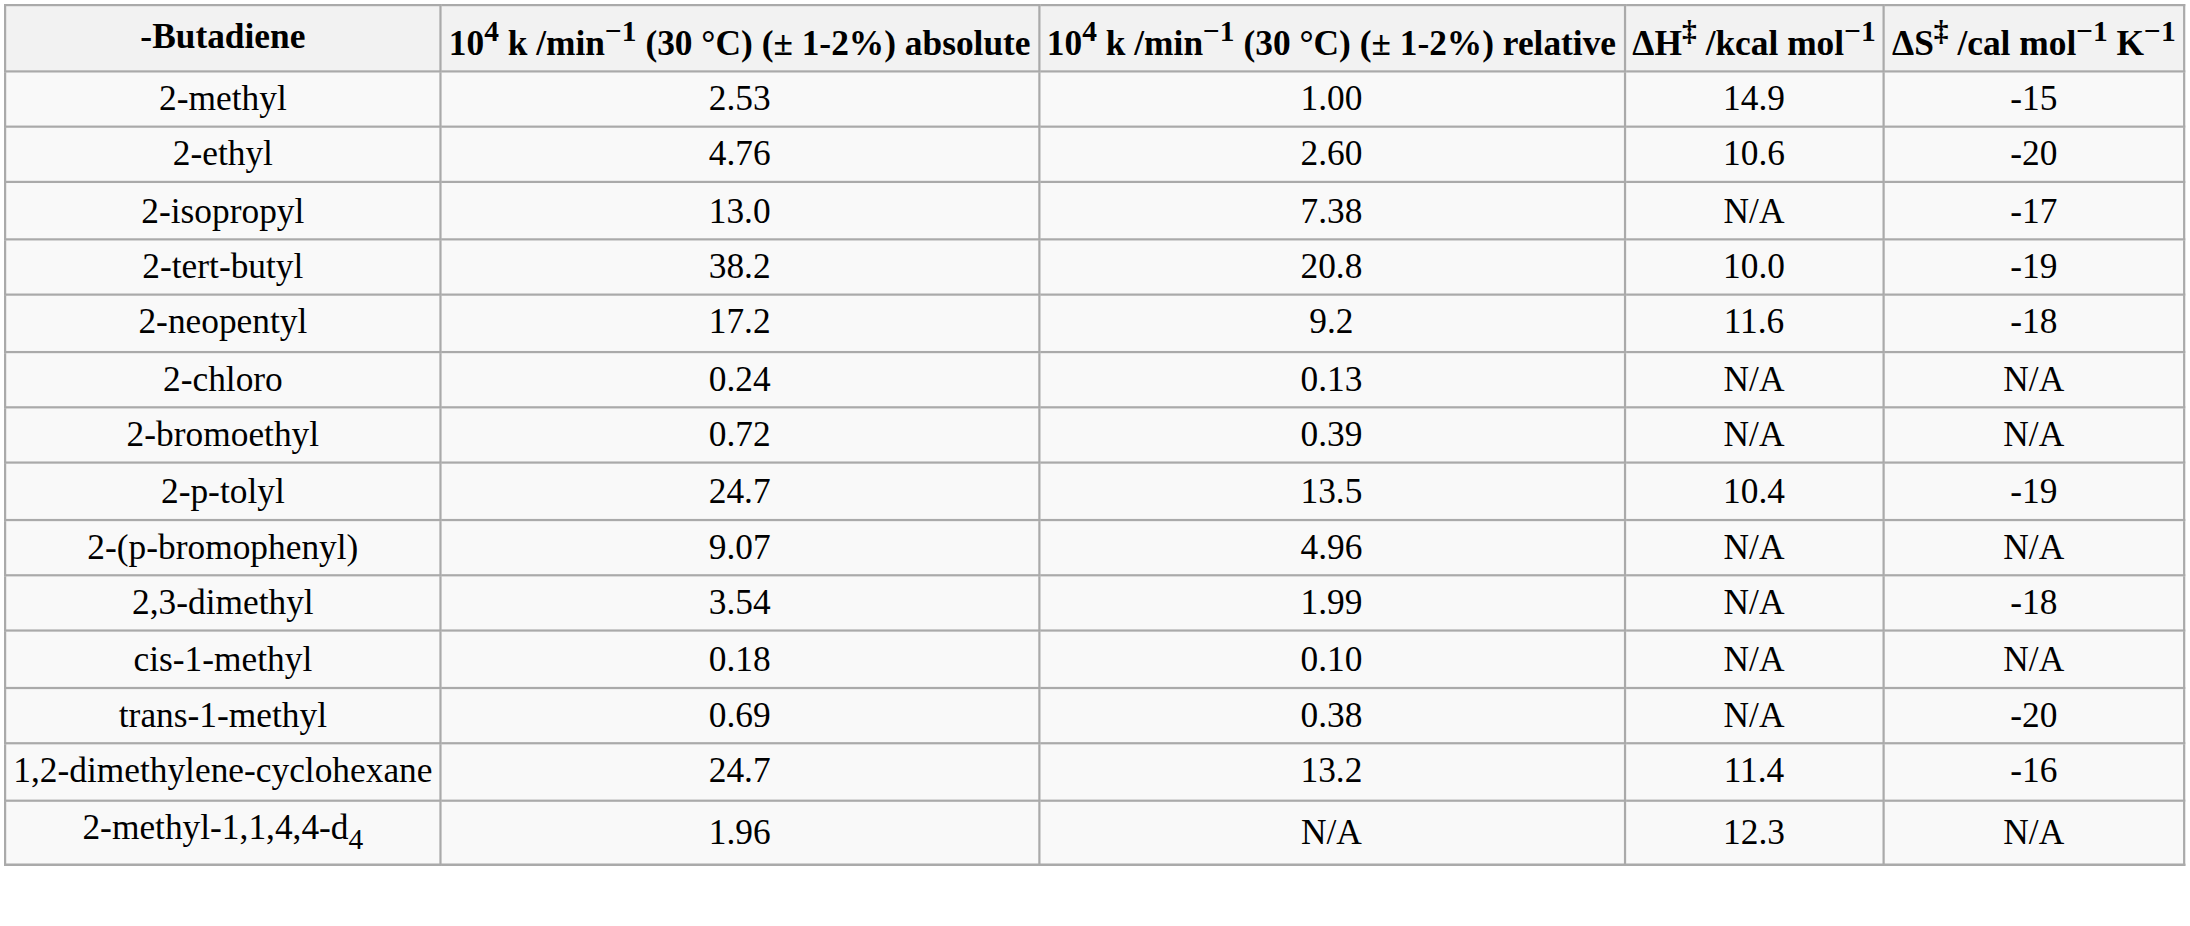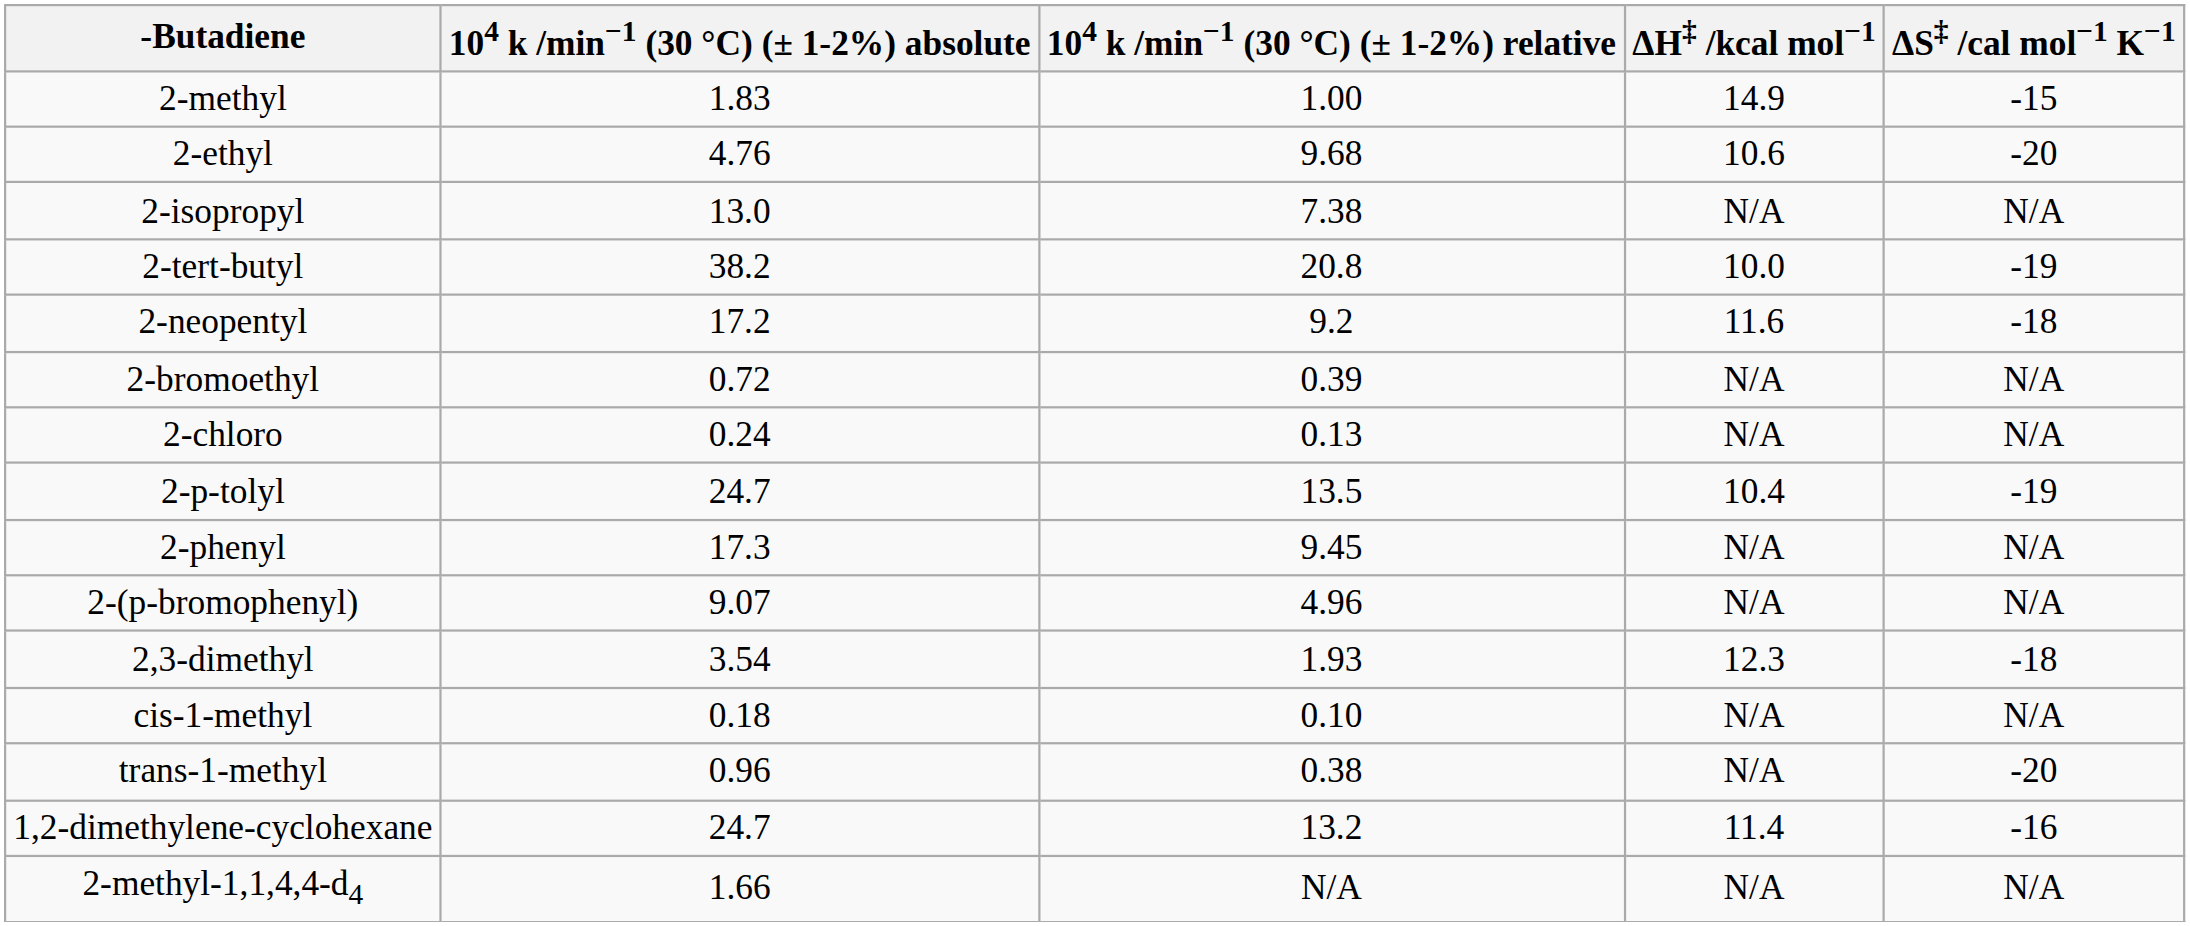(740, 98) 2.53 -> (740, 98) 1.83
(1331, 154) 2.60 -> (1331, 154) 9.68
(2034, 210) -17 -> (2034, 210) N/A
rows swapped: (223, 378) <-> (223, 434)
+ row: (223, 546)
(1331, 602) 1.99 -> (1331, 658) 1.93
(1754, 602) N/A -> (1754, 658) 12.3
(740, 715) 0.69 -> (740, 771) 0.96
(740, 831) 1.96 -> (740, 887) 1.66
(1754, 831) 12.3 -> (1754, 887) N/A
